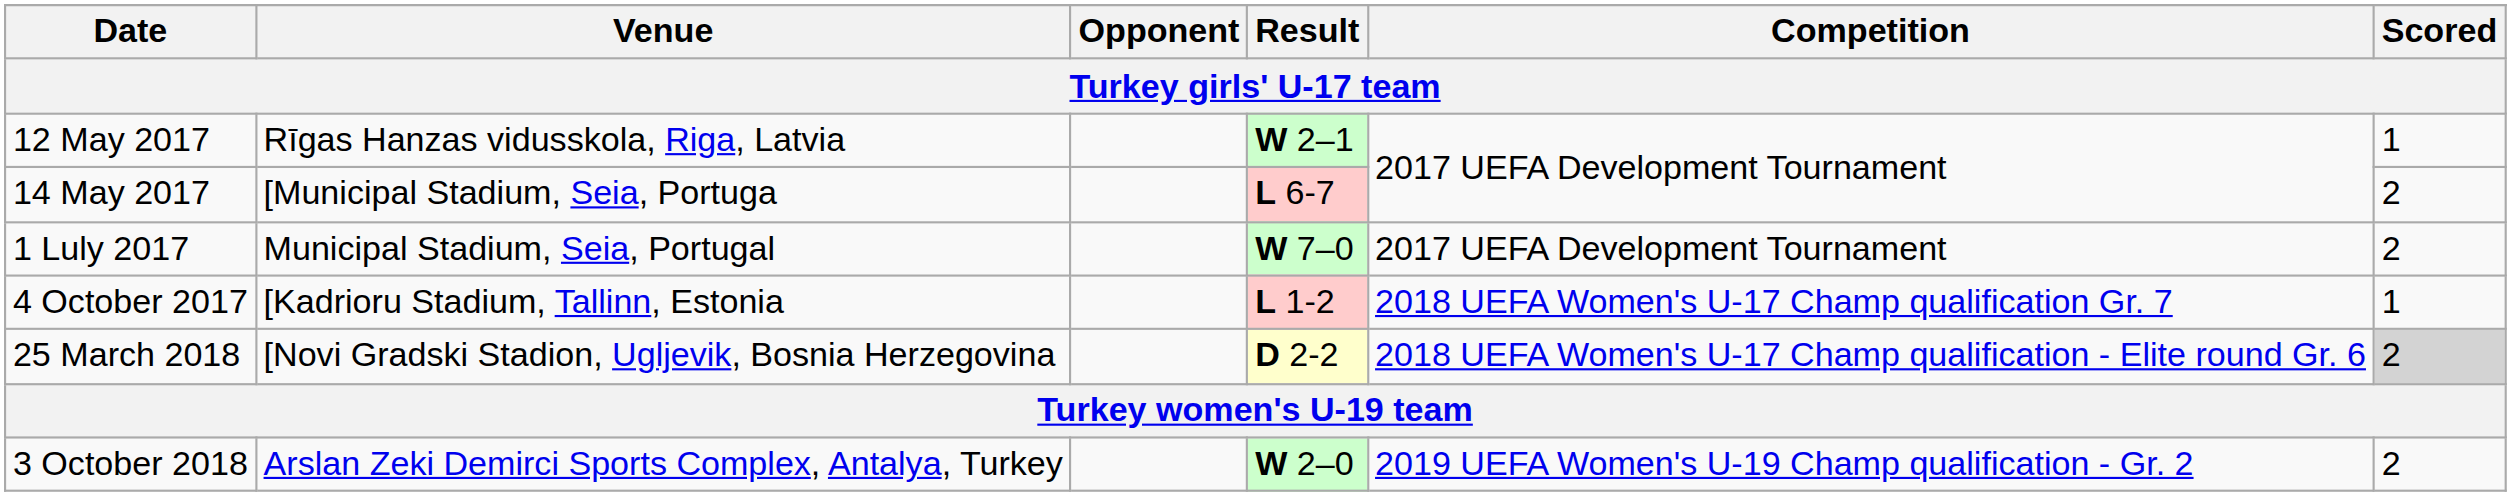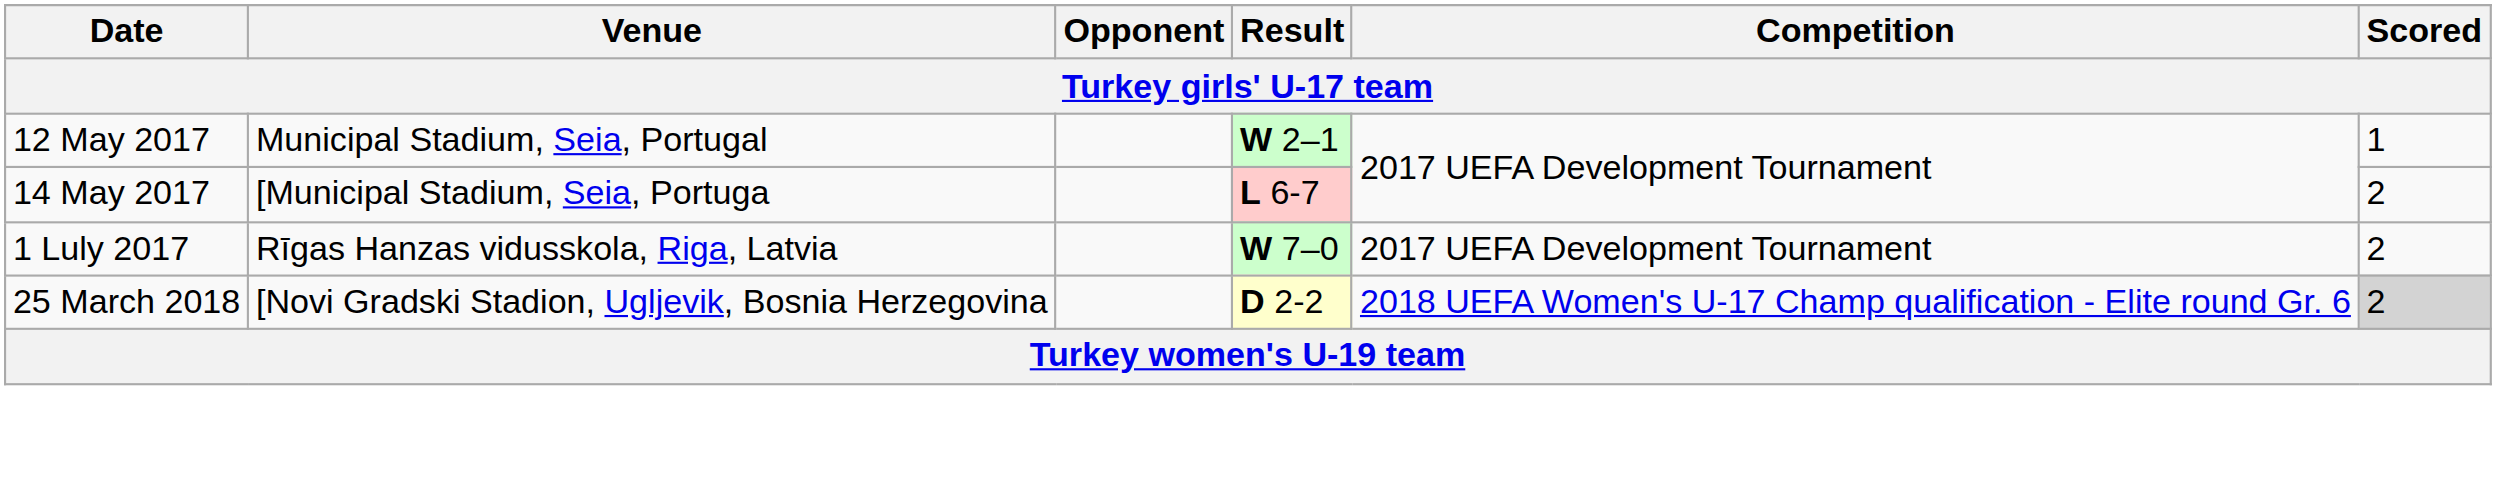(554, 139) Rīgas Hanzas vidusskola, Riga, Latvia -> (512, 139) Municipal Stadium, Seia, Portugal
(519, 247) Municipal Stadium, Seia, Portugal -> (547, 247) Rīgas Hanzas vidusskola, Riga, Latvia
- row: (130, 301)
- row: (130, 463)
